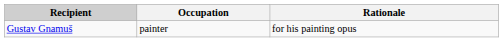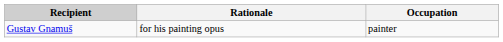columns swapped: (203, 12) <-> (384, 12)
